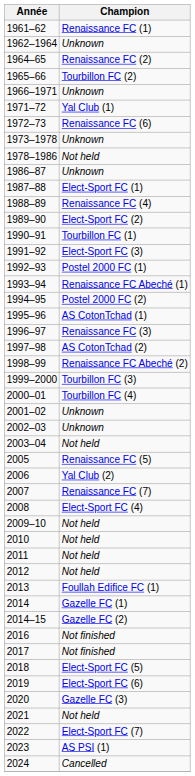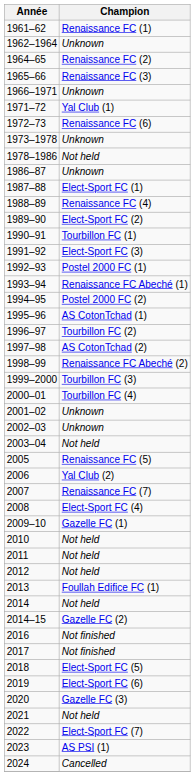(99, 76) Tourbillon FC (2) -> (107, 76) Renaissance FC (3)
(107, 332) Renaissance FC (3) -> (99, 332) Tourbillon FC (2)
(81, 524) Not held -> (95, 524) Gazelle FC (1)
(95, 603) Gazelle FC (1) -> (81, 603) Not held
